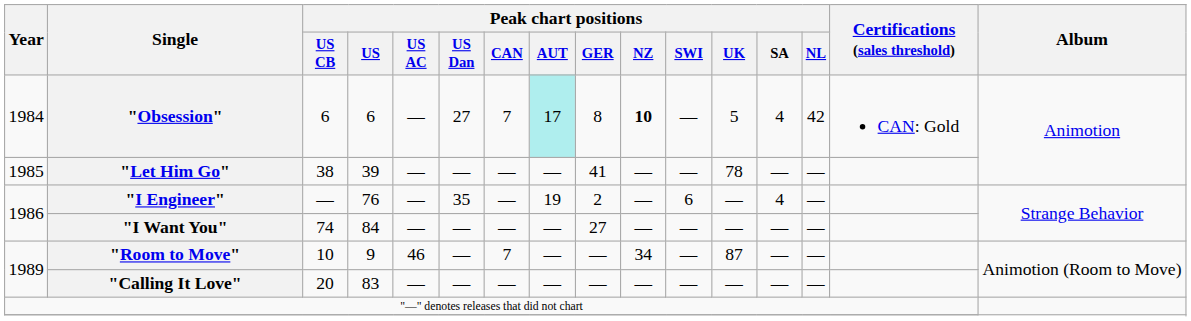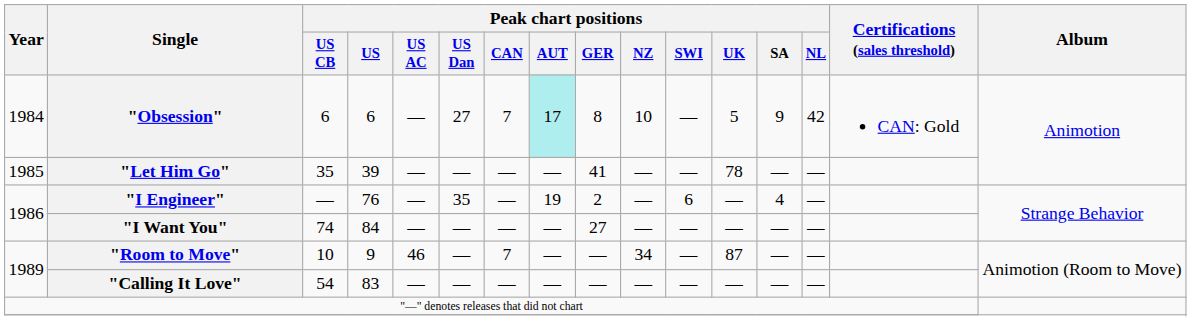(643, 116) bold -> (643, 116) normal
(780, 116) 4 -> (780, 116) 9
(325, 171) 38 -> (325, 171) 35
(325, 283) 20 -> (325, 283) 54
